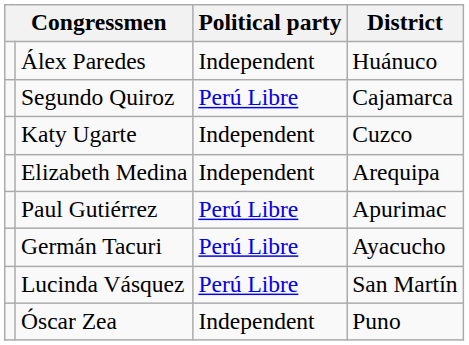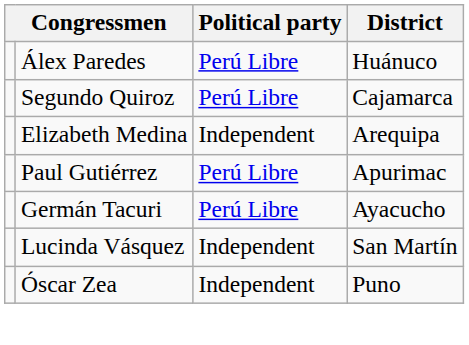(257, 60) Independent -> (248, 60) Perú Libre
- row: (79, 135)
(248, 284) Perú Libre -> (257, 246) Independent
